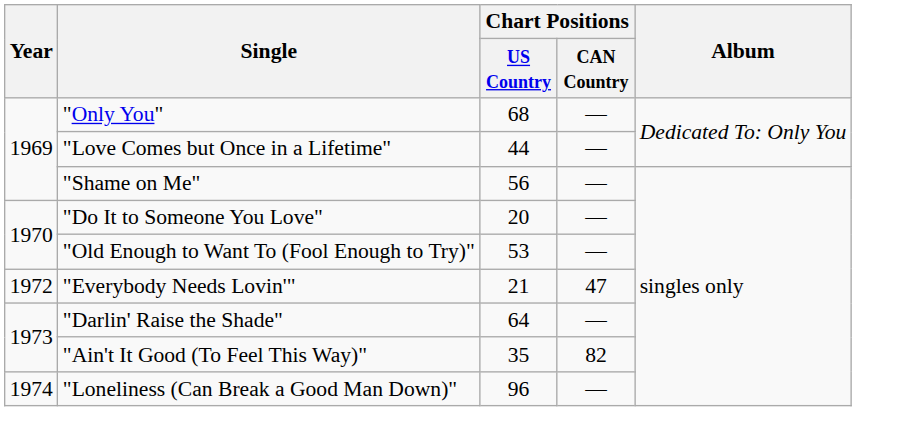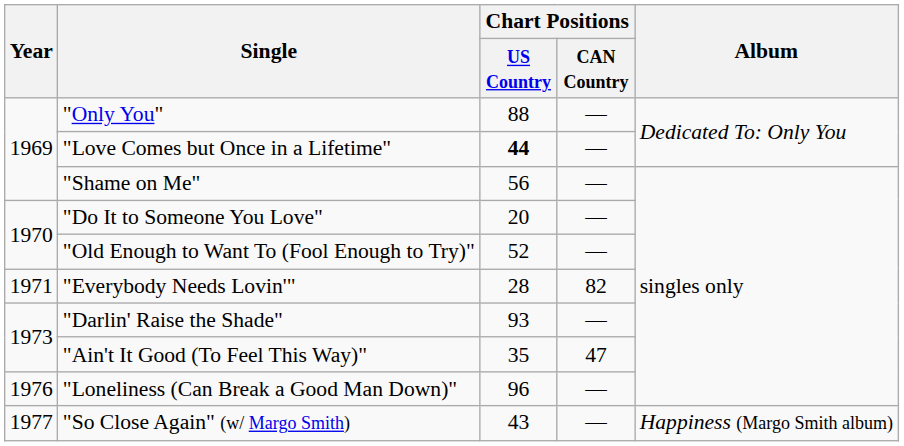(519, 114) 68 -> (519, 114) 88
(519, 148) normal -> (519, 148) bold
(519, 251) 53 -> (519, 251) 52
(31, 285) 1972 -> (31, 285) 1971
(519, 285) 21 -> (519, 285) 28
(596, 285) 47 -> (596, 285) 82
(519, 319) 64 -> (519, 319) 93
(596, 354) 82 -> (596, 354) 47
(31, 388) 1974 -> (31, 388) 1976
+ row: (206, 422)
